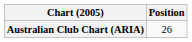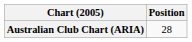(167, 29) 26 -> (167, 29) 28
